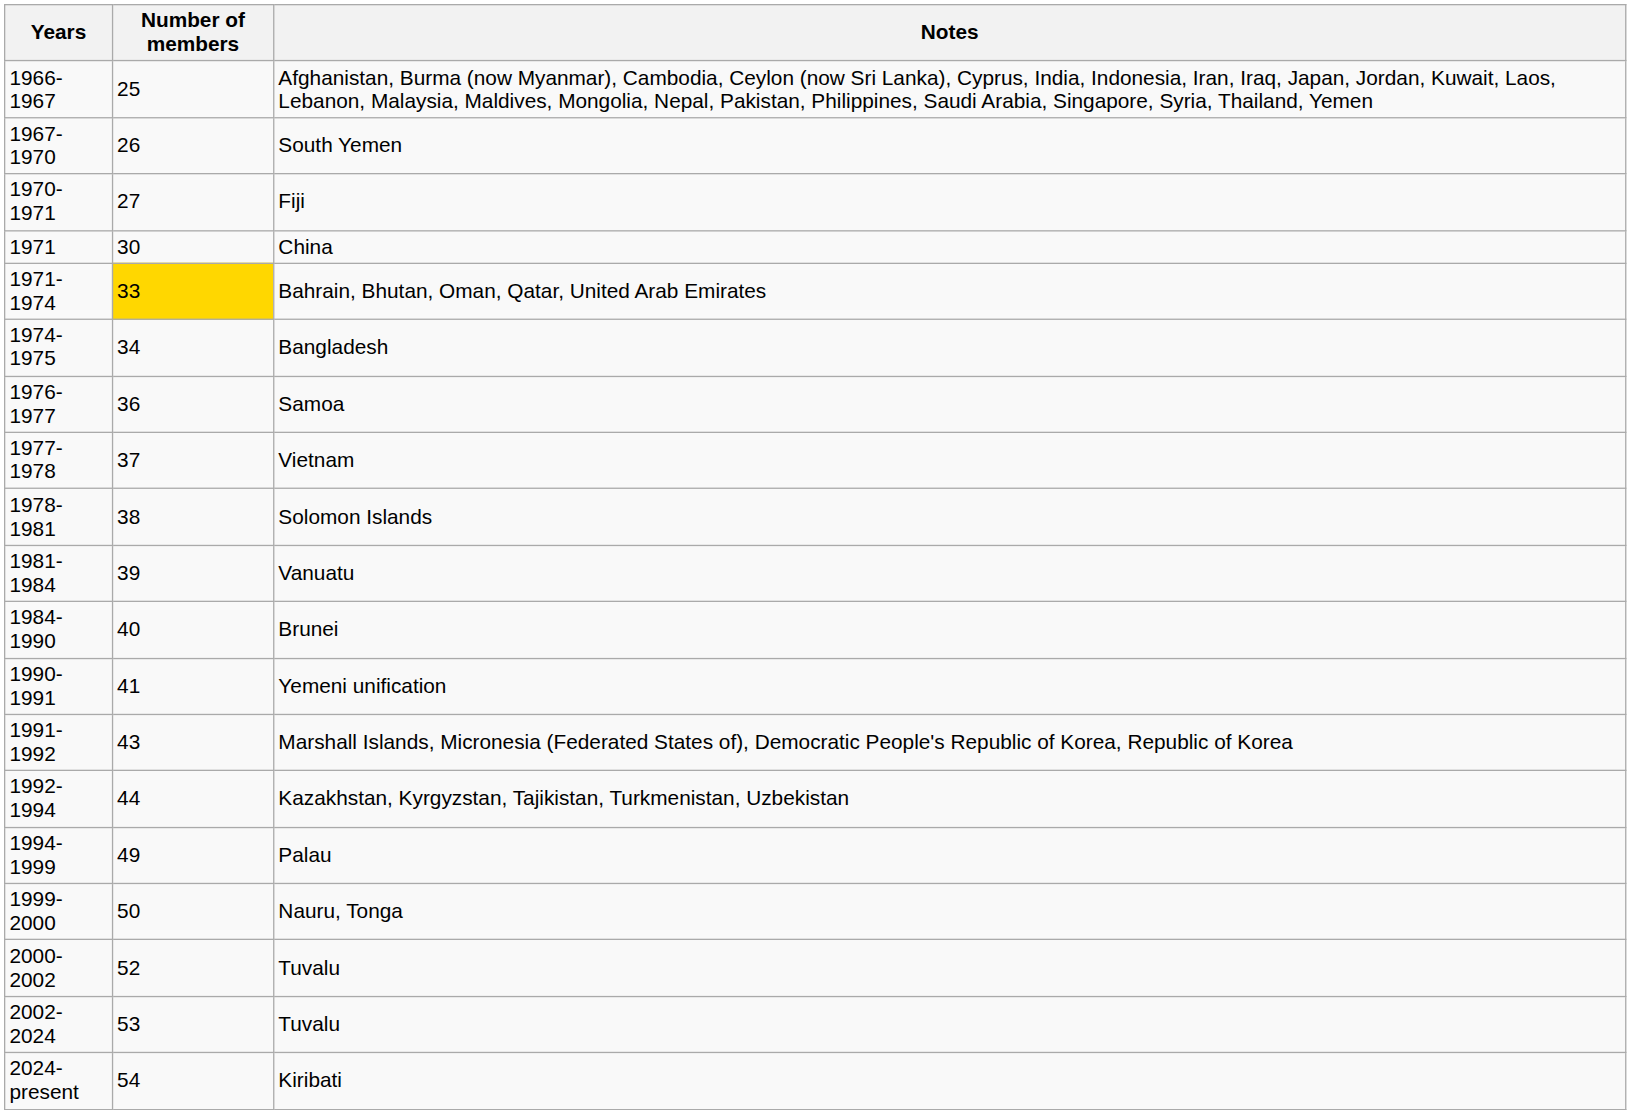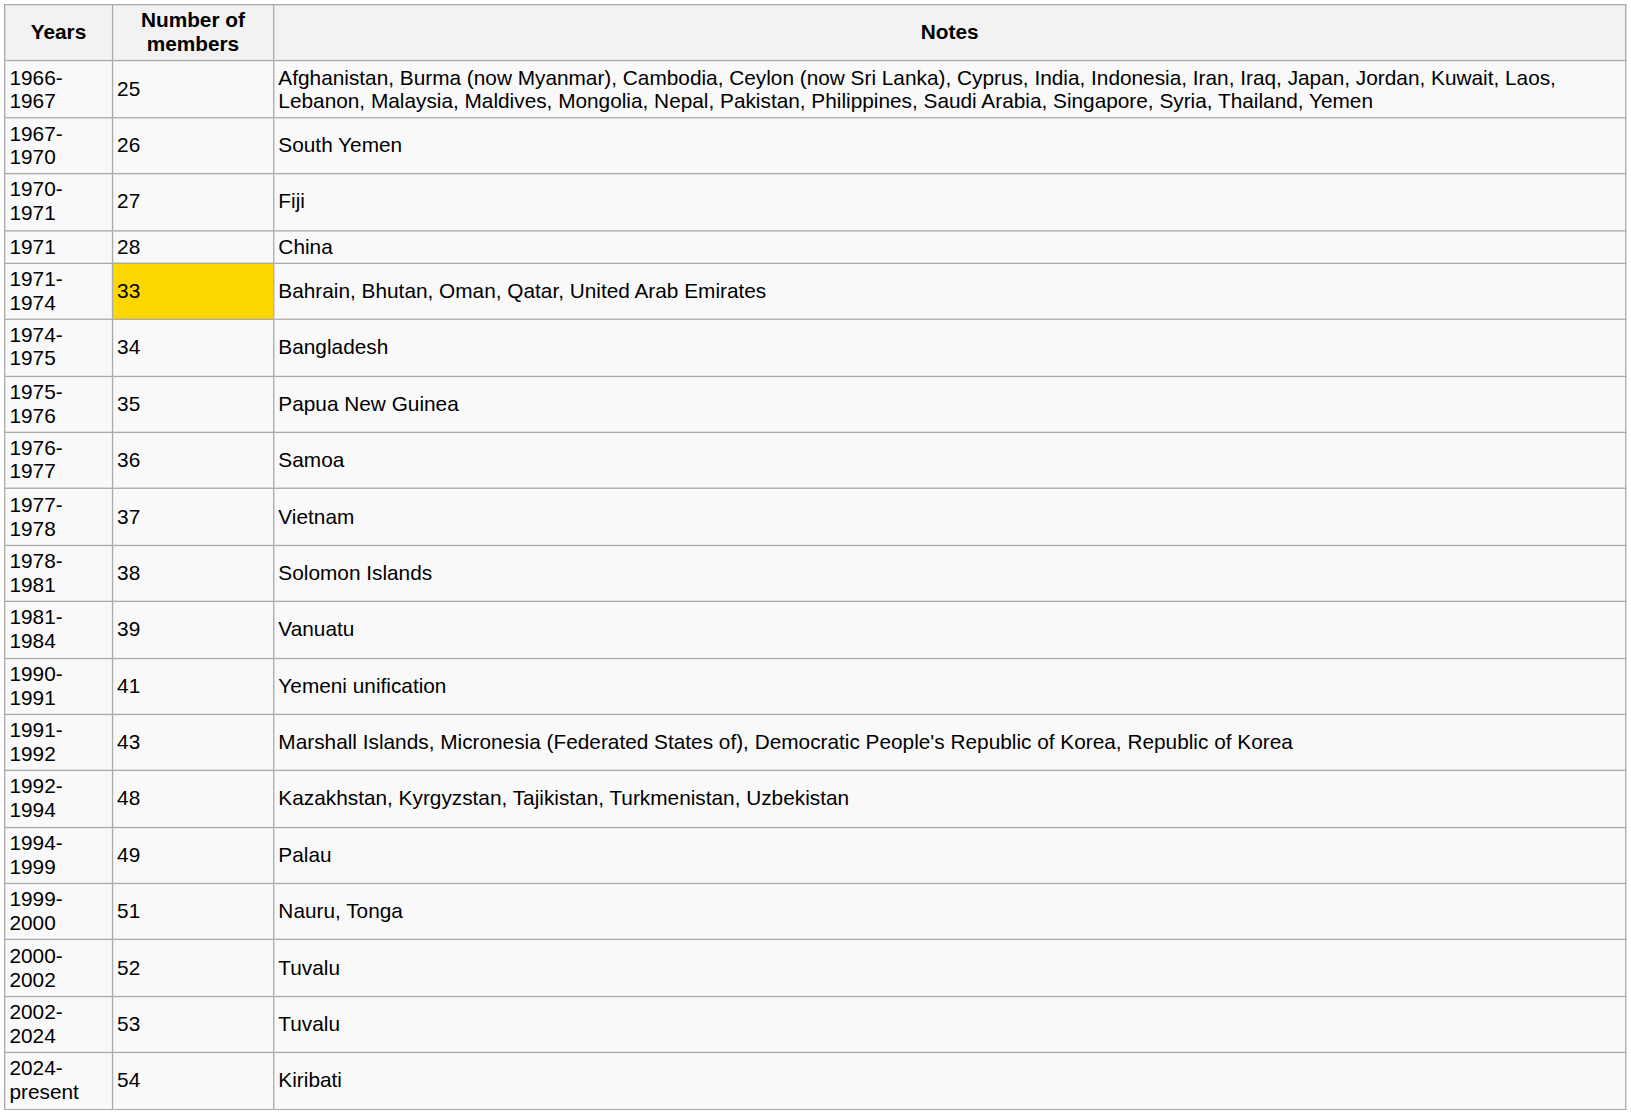(129, 246) 30 -> (129, 246) 28
+ row: (36, 404)
- row: (36, 629)
(129, 798) 44 -> (129, 798) 48
(129, 911) 50 -> (129, 911) 51
